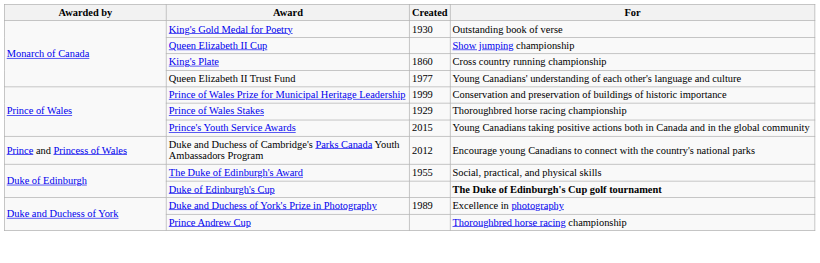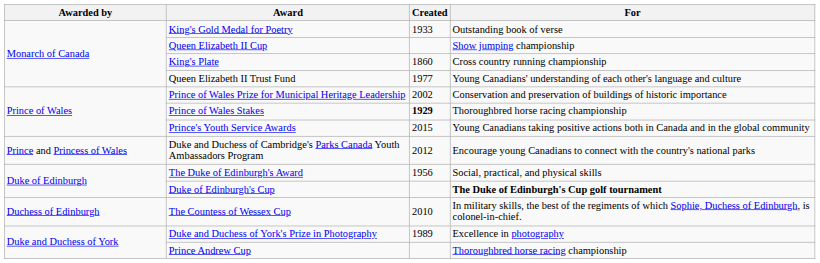(422, 29) 1930 -> (422, 29) 1933
(422, 95) 1999 -> (422, 95) 2002
(422, 111) normal -> (422, 111) bold
(422, 172) 1955 -> (422, 172) 1956
+ row: (230, 211)
